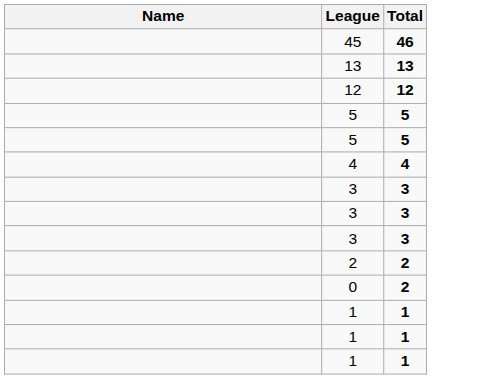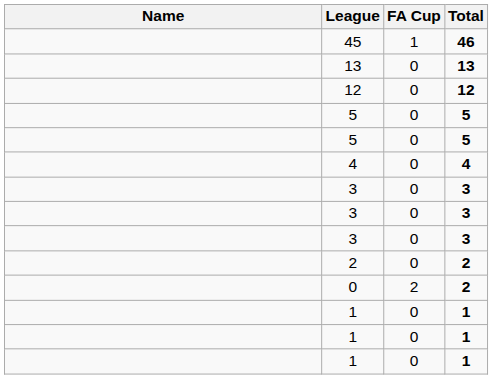+ column: (414, 16)
